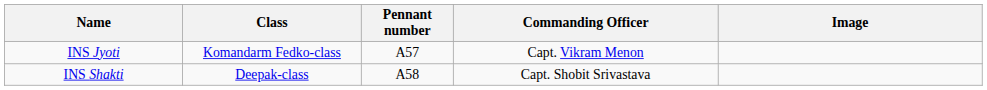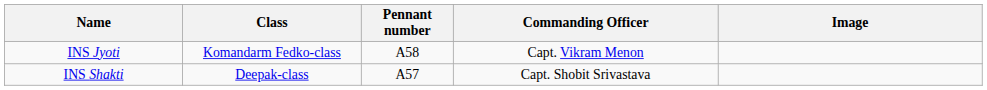(407, 52) A57 -> (407, 52) A58
(407, 74) A58 -> (407, 74) A57
